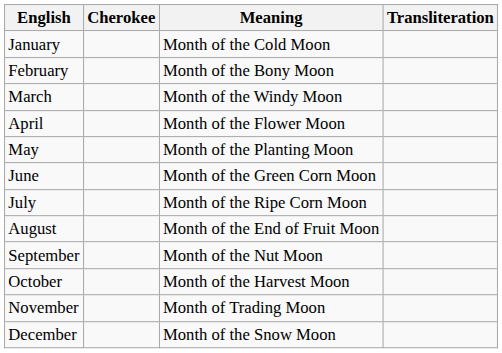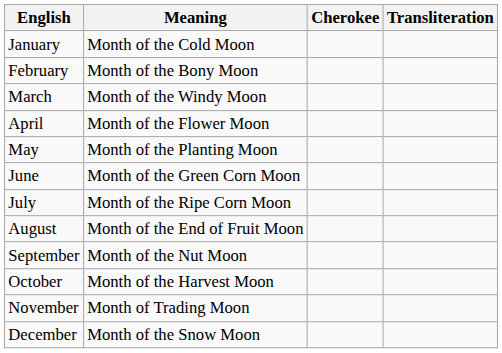columns swapped: (271, 17) <-> (121, 17)
